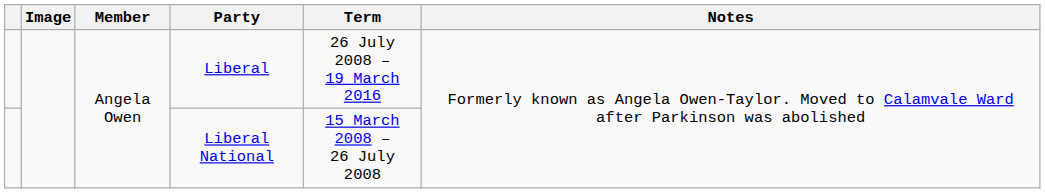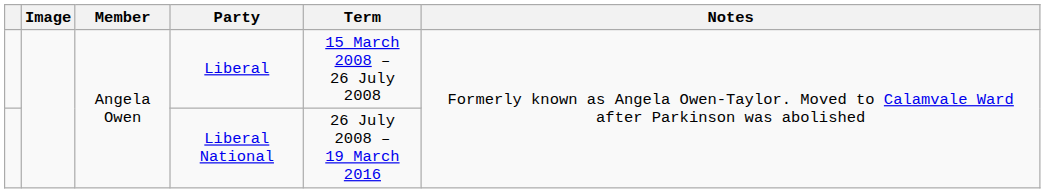(362, 69) 26 July 2008 – 19 March 2016 -> (362, 69) 15 March 2008 – 26 July 2008
(362, 148) 15 March 2008 – 26 July 2008 -> (362, 148) 26 July 2008 – 19 March 2016
